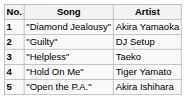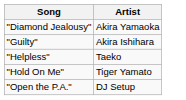- column: (14, 12)
(135, 42) DJ Setup -> (125, 42) Akira Ishihara
(145, 87) Akira Ishihara -> (115, 87) DJ Setup
